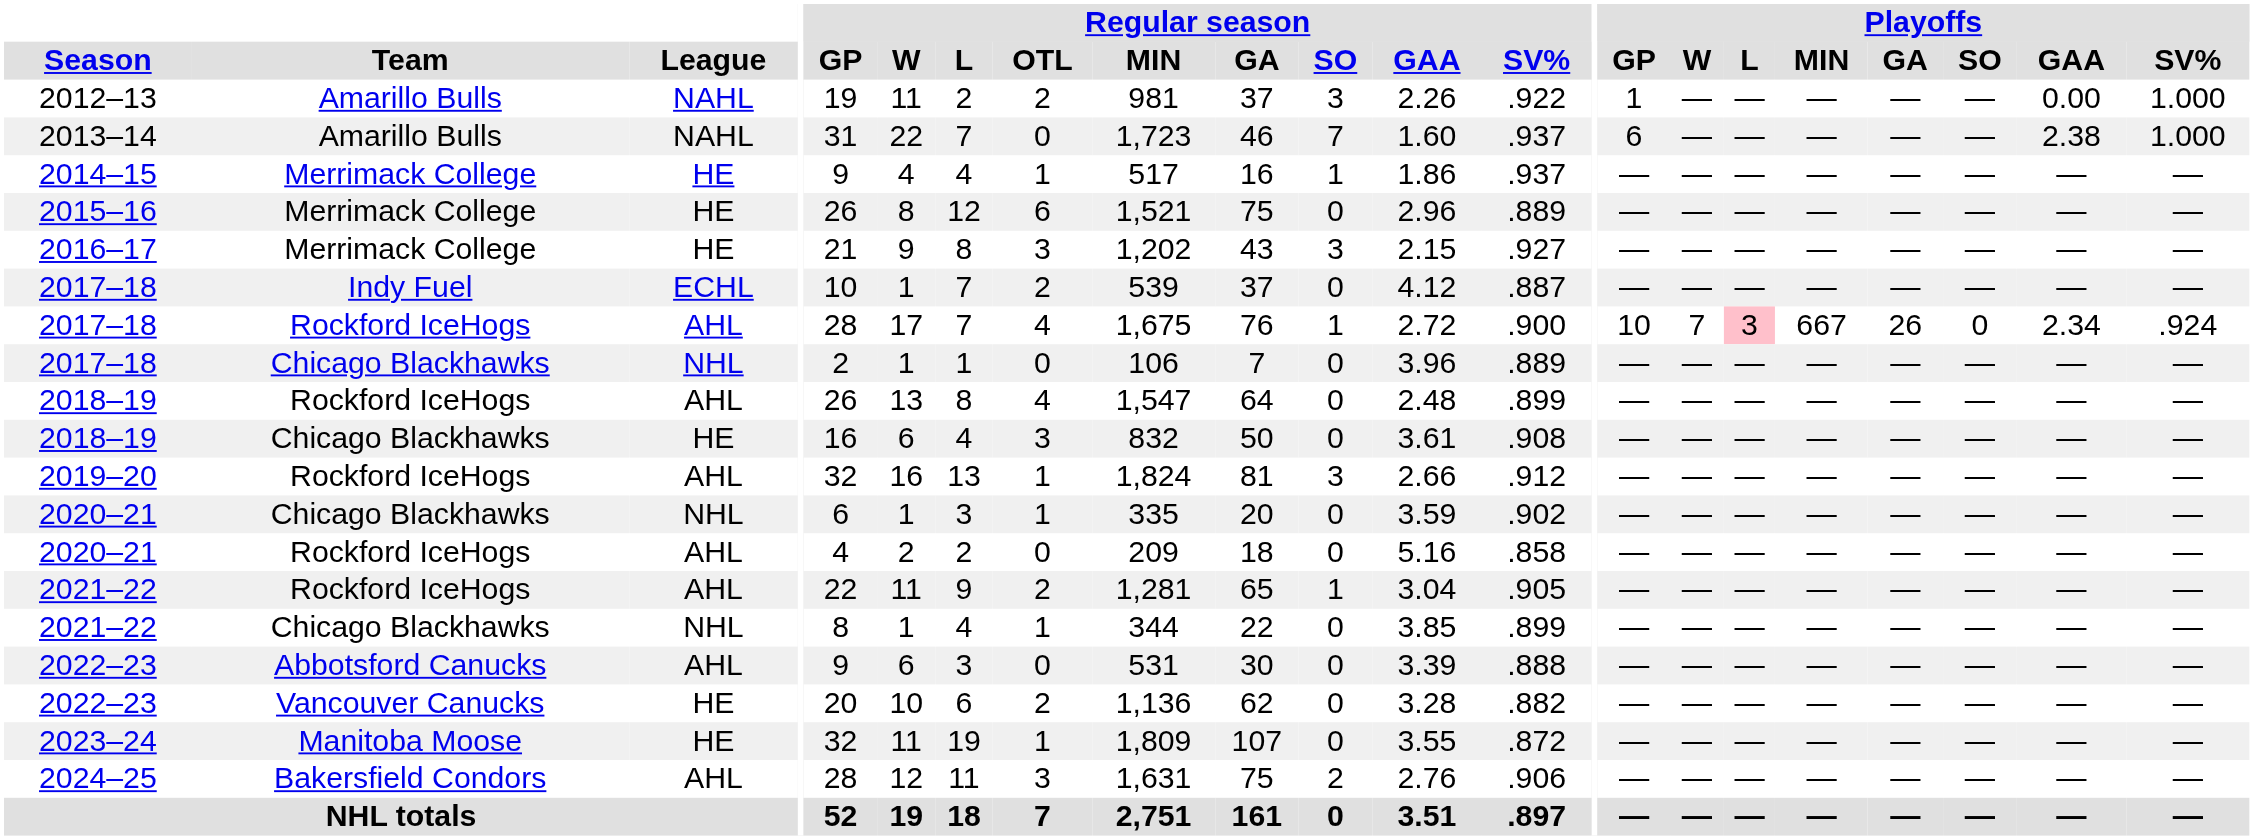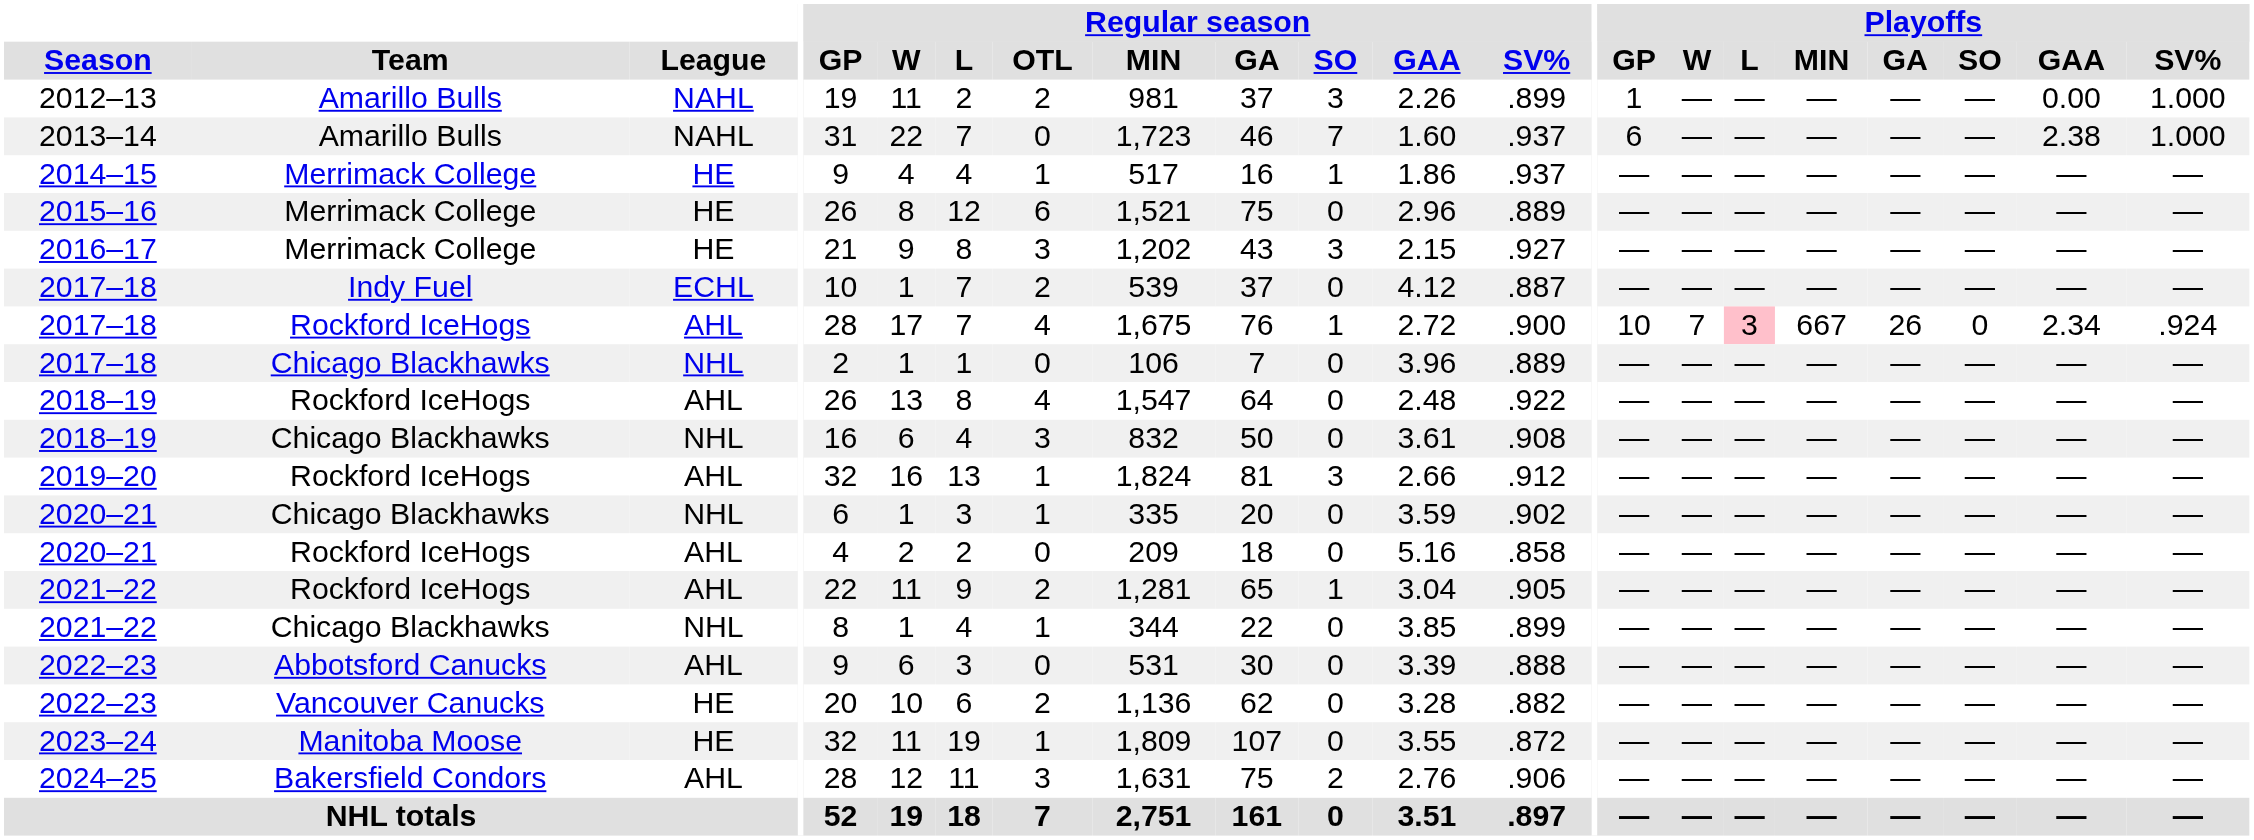(1537, 98) .922 -> (1537, 98) .899
(1537, 400) .899 -> (1537, 400) .922
(713, 438) HE -> (713, 438) NHL
